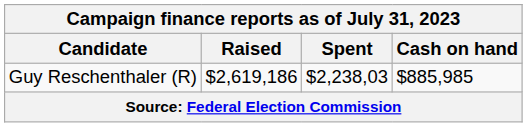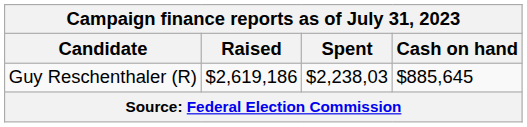(435, 77) $885,985 -> (435, 77) $885,645
